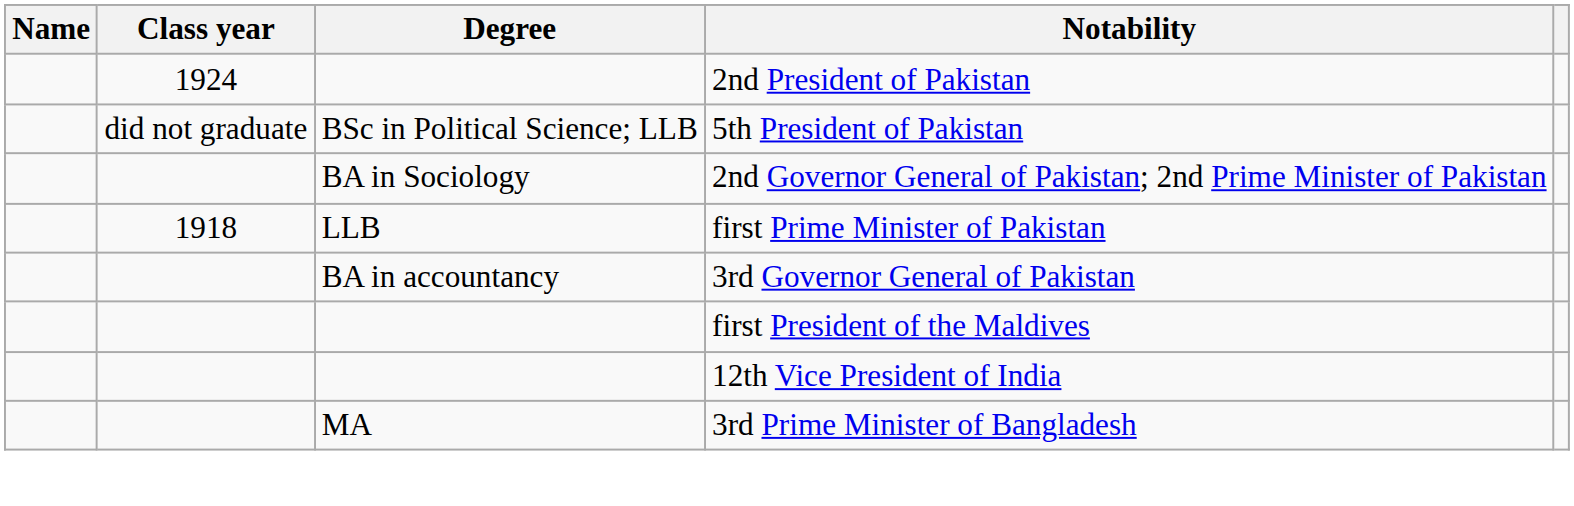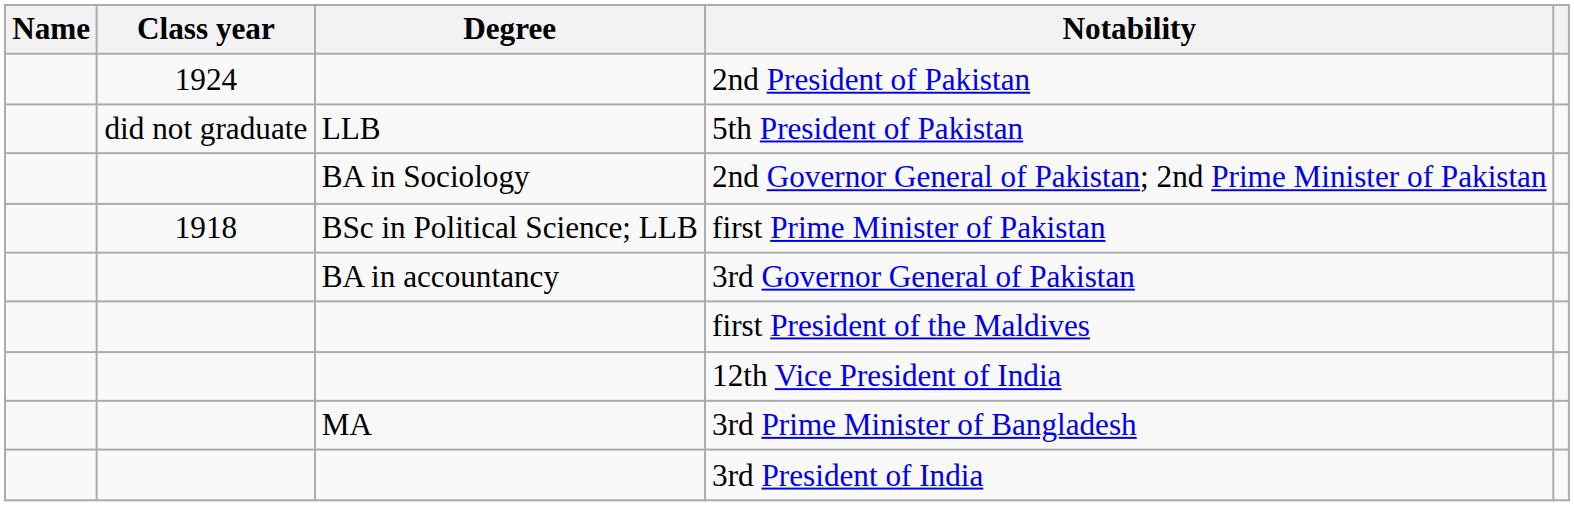(510, 128) BSc in Political Science; LLB -> (351, 128) LLB
(351, 227) LLB -> (510, 227) BSc in Political Science; LLB
+ row: (848, 474)
